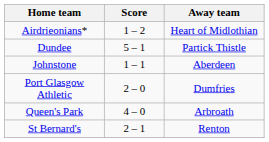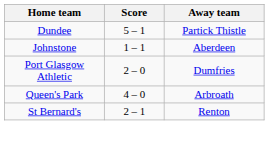- row: (54, 30)
